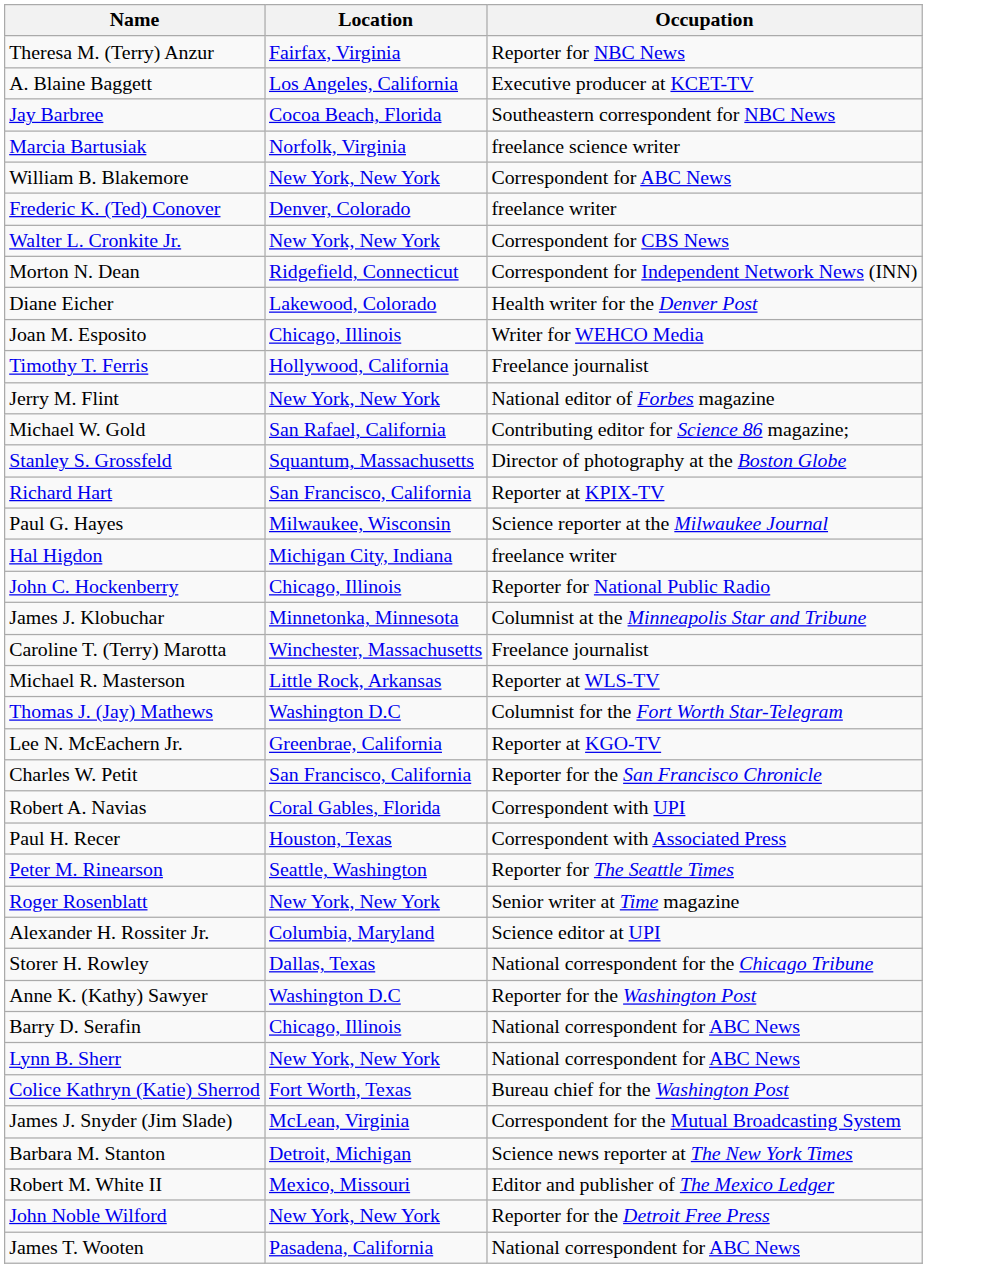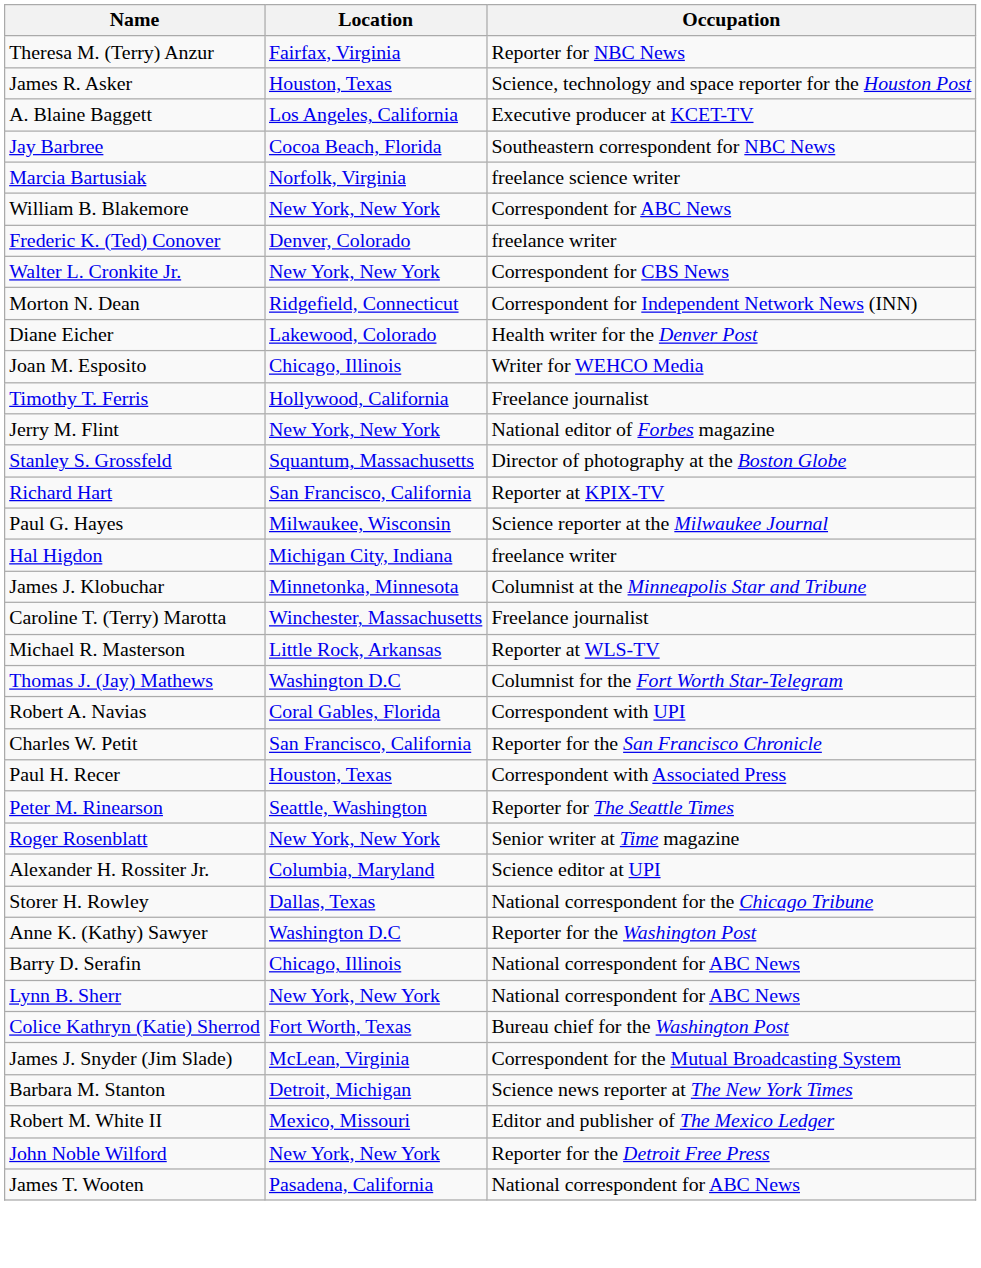+ row: (71, 83)
- row: (77, 429)
- row: (94, 586)
- row: (96, 743)
rows swapped: (78, 806) <-> (73, 775)
